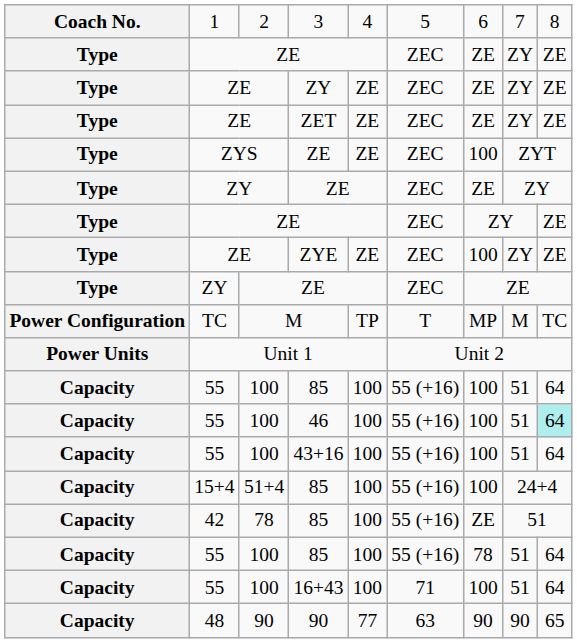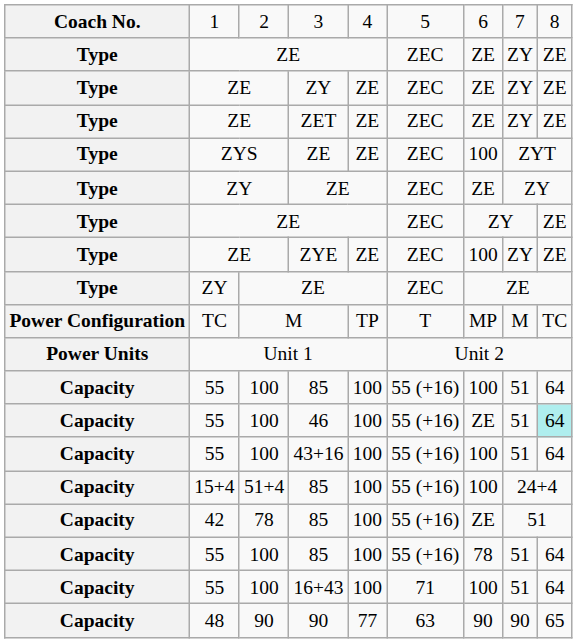(483, 420) 100 -> (483, 420) ZE
